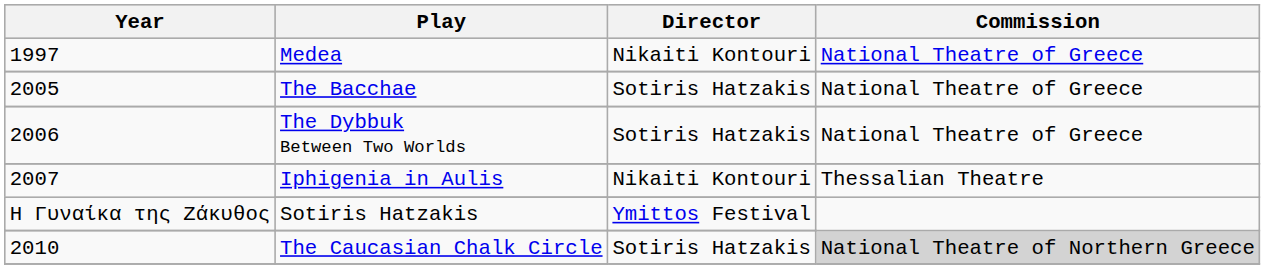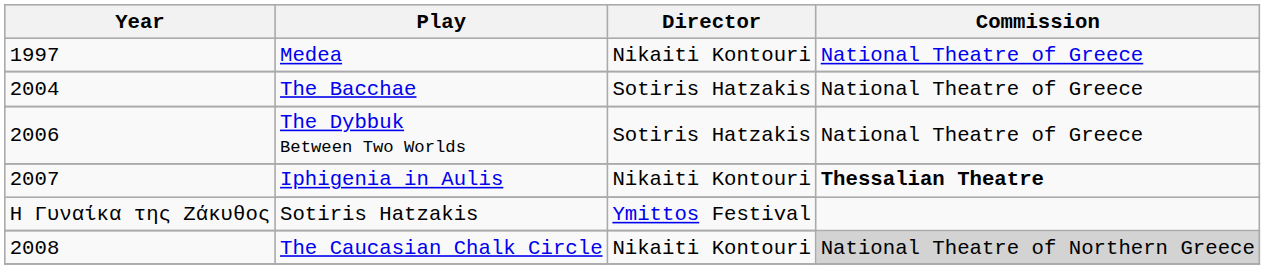(35, 89) 2005 -> (35, 89) 2004
(932, 180) normal -> (932, 180) bold
(35, 248) 2010 -> (35, 248) 2008
(712, 248) Sotiris Hatzakis -> (712, 248) Nikaiti Kontouri
